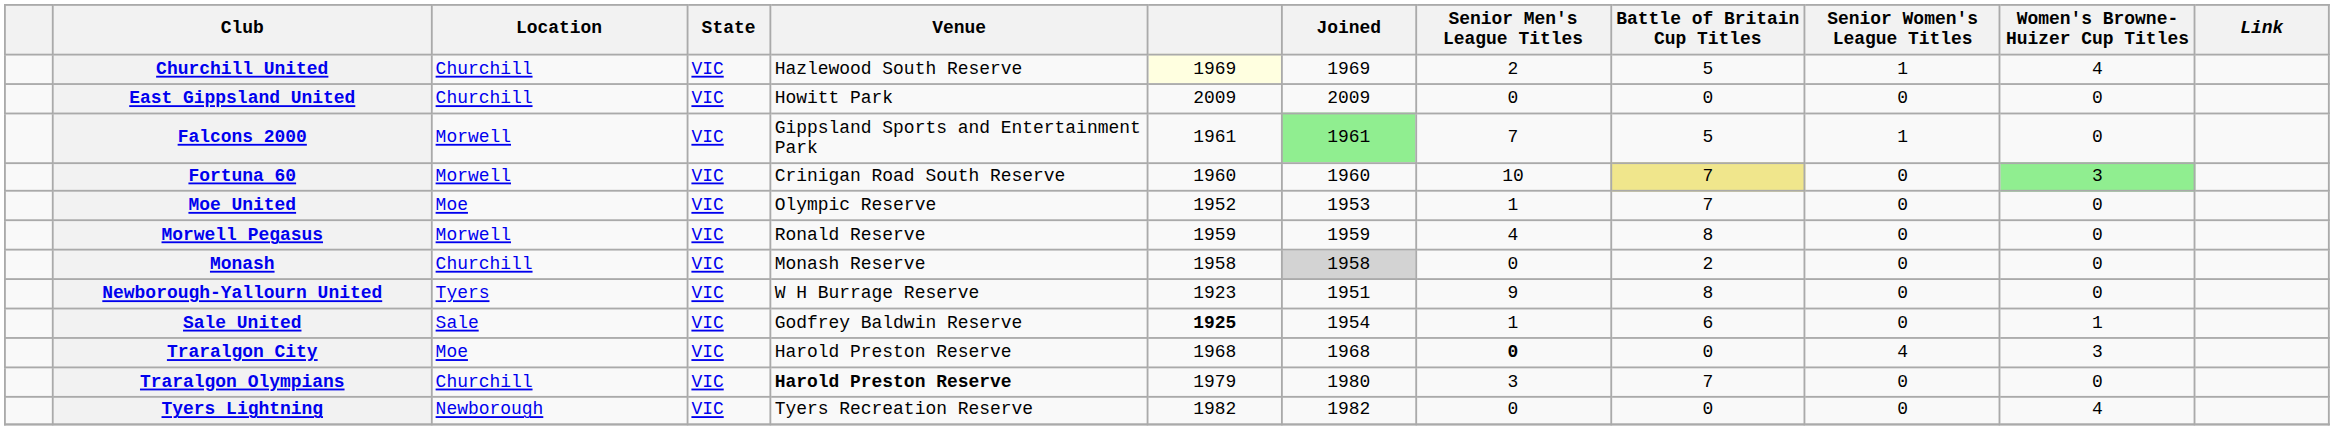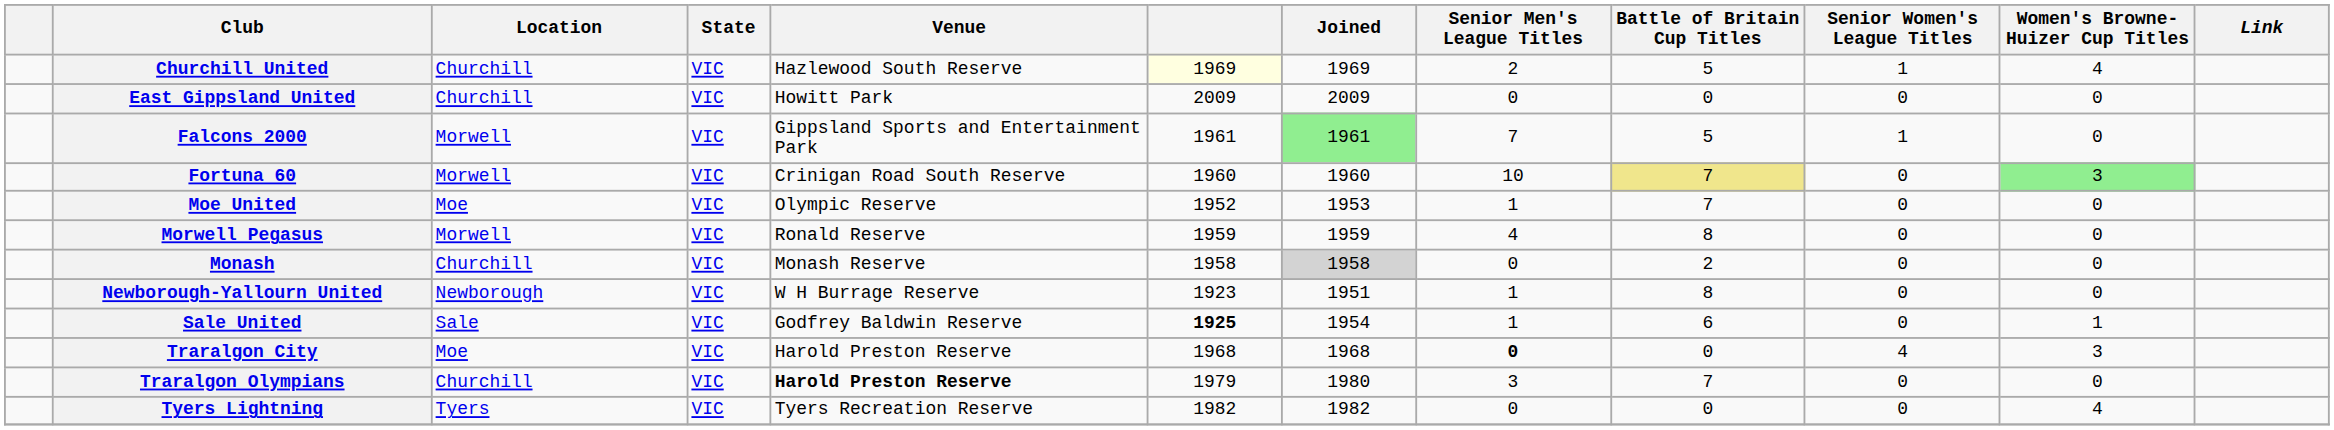(463, 293) Tyers -> (489, 293) Newborough
(1513, 293) 9 -> (1513, 293) 1
(489, 410) Newborough -> (463, 410) Tyers
